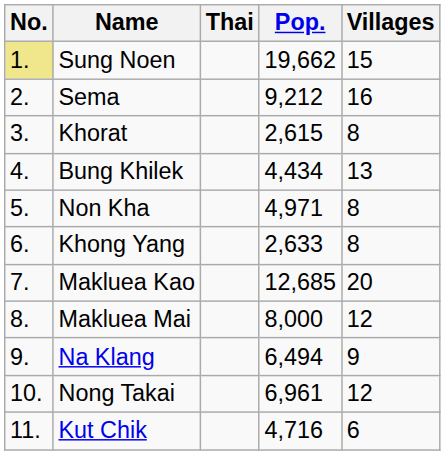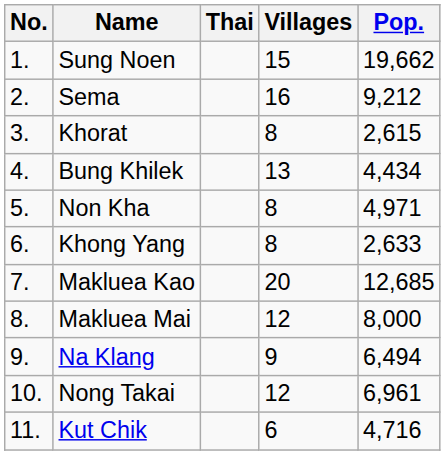columns swapped: (391, 23) <-> (300, 23)
(20, 60) khaki background -> (20, 60) no background
